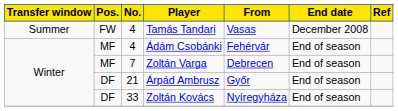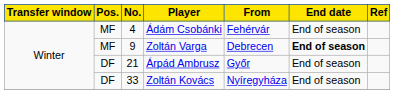- row: (181, 30)
(133, 64) 7 -> (133, 47) 9
(326, 64) normal -> (329, 47) bold
